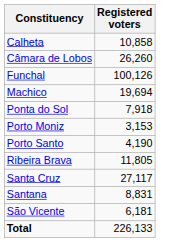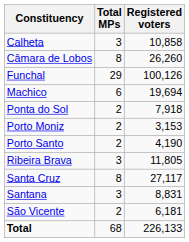+ column: (109, 19)
